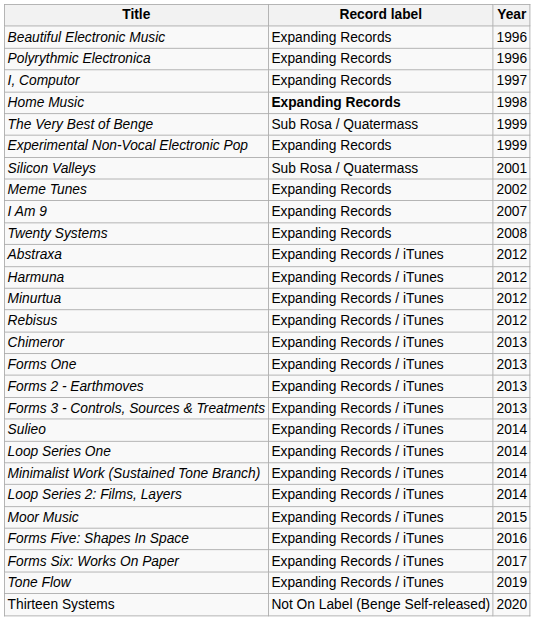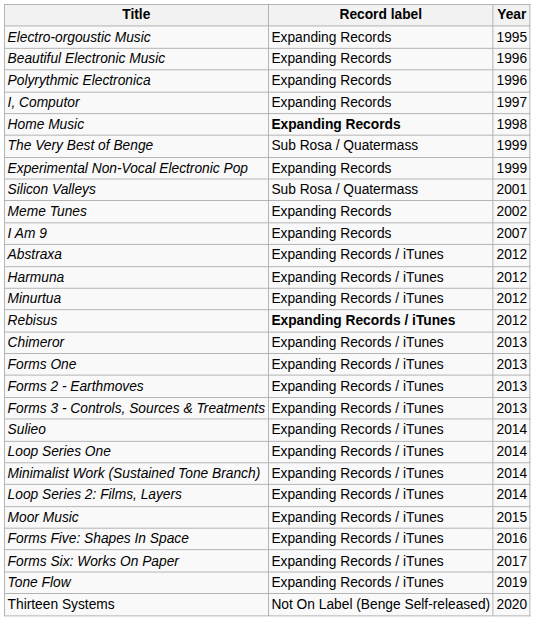+ row: (79, 37)
- row: (58, 233)
(358, 320) normal -> (363, 320) bold
